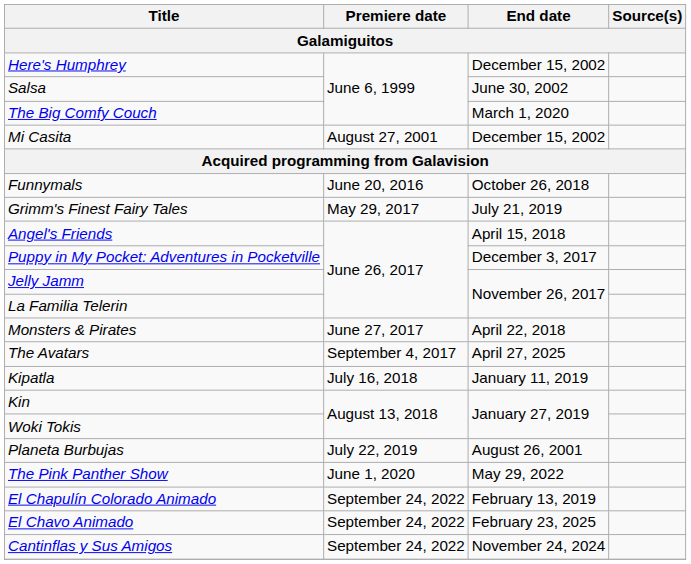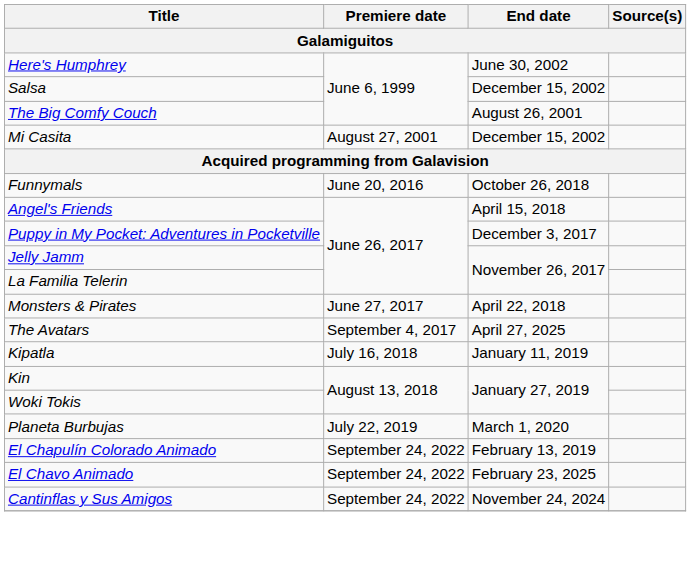(539, 64) December 15, 2002 -> (520, 64) June 30, 2002
(520, 88) June 30, 2002 -> (539, 88) December 15, 2002
(520, 112) March 1, 2020 -> (527, 112) August 26, 2001
- row: (98, 209)
(527, 450) August 26, 2001 -> (520, 426) March 1, 2020
- row: (88, 474)
